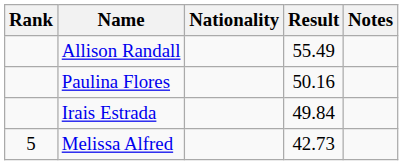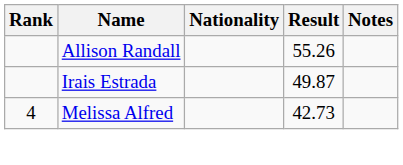(314, 51) 55.49 -> (314, 51) 55.26
- row: (116, 82)
(314, 113) 49.84 -> (314, 82) 49.87
(31, 144) 5 -> (31, 113) 4
